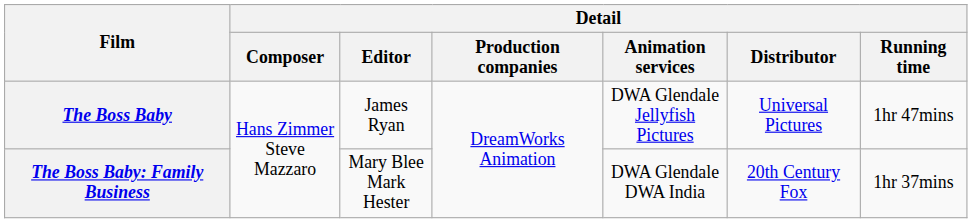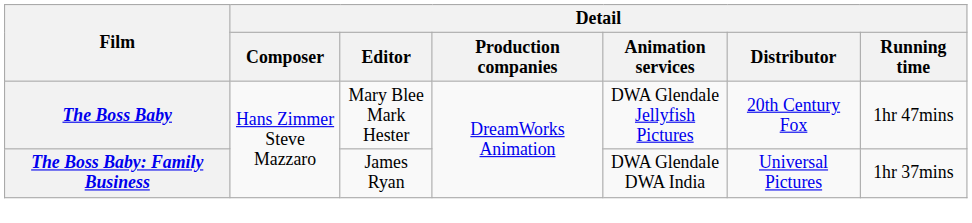(386, 114) James Ryan -> (386, 114) Mary Blee Mark Hester
(794, 114) Universal Pictures -> (794, 114) 20th Century Fox
(386, 183) Mary Blee Mark Hester -> (386, 173) James Ryan
(794, 183) 20th Century Fox -> (794, 173) Universal Pictures
